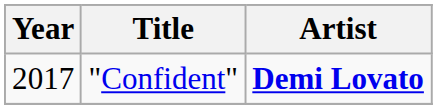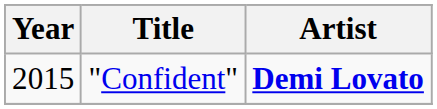(43, 78) 2017 -> (43, 78) 2015
